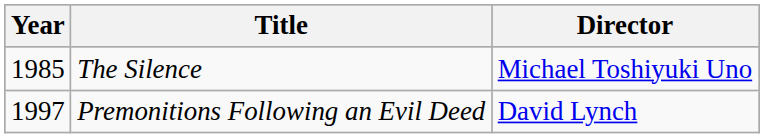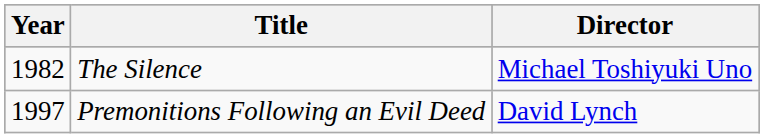(38, 68) 1985 -> (38, 68) 1982
